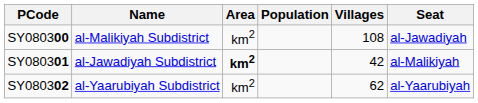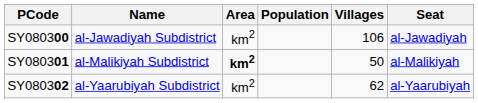(142, 37) al-Malikiyah Subdistrict -> (146, 37) al-Jawadiyah Subdistrict
(373, 37) 108 -> (373, 37) 106
(146, 61) al-Jawadiyah Subdistrict -> (142, 61) al-Malikiyah Subdistrict
(377, 61) 42 -> (377, 61) 50
